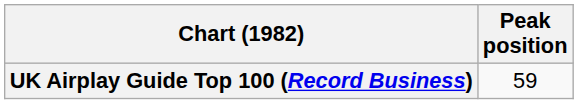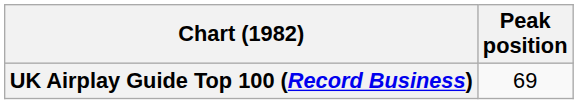(525, 80) 59 -> (525, 80) 69
